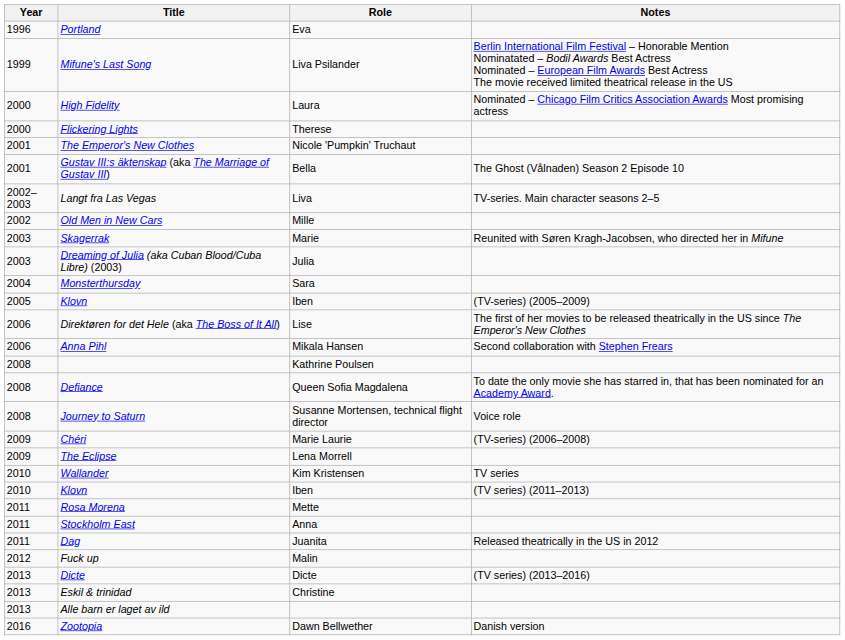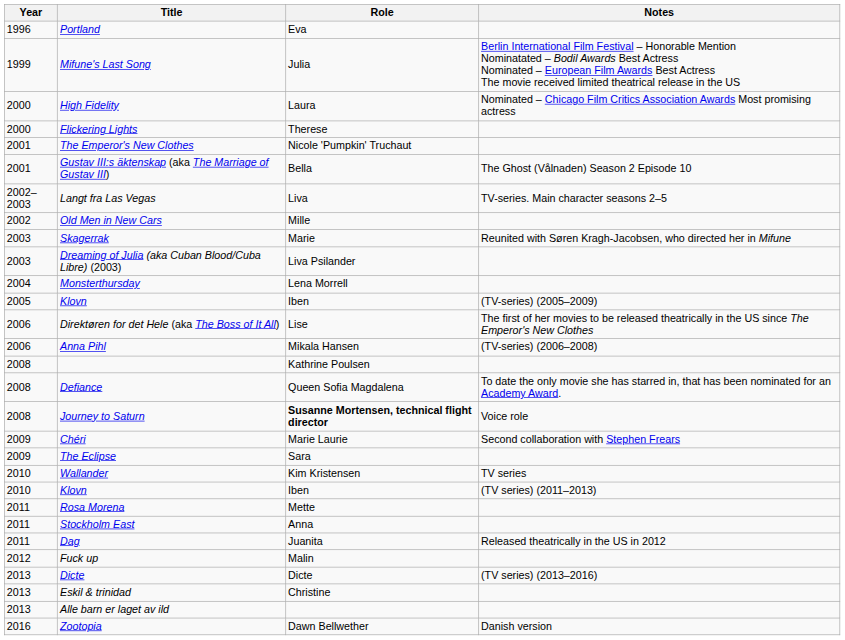(326, 65) Liva Psilander -> (299, 65) Julia
(303, 261) Julia -> (322, 261) Liva Psilander
(304, 284) Sara -> (318, 284) Lena Morrell
(573, 347) Second collaboration with Stephen Frears -> (539, 347) (TV-series) (2006–2008)
(377, 416) normal -> (380, 416) bold
(532, 439) (TV-series) (2006–2008) -> (581, 439) Second collaboration with Stephen Frears
(322, 456) Lena Morrell -> (299, 456) Sara
